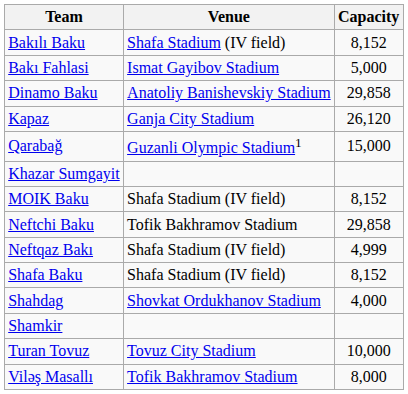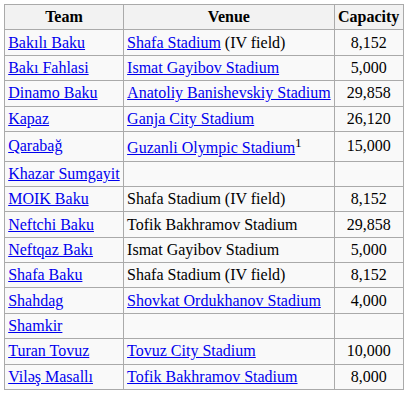(206, 249) Shafa Stadium (IV field) -> (203, 249) Ismat Gayibov Stadium
(369, 249) 4,999 -> (369, 249) 5,000
